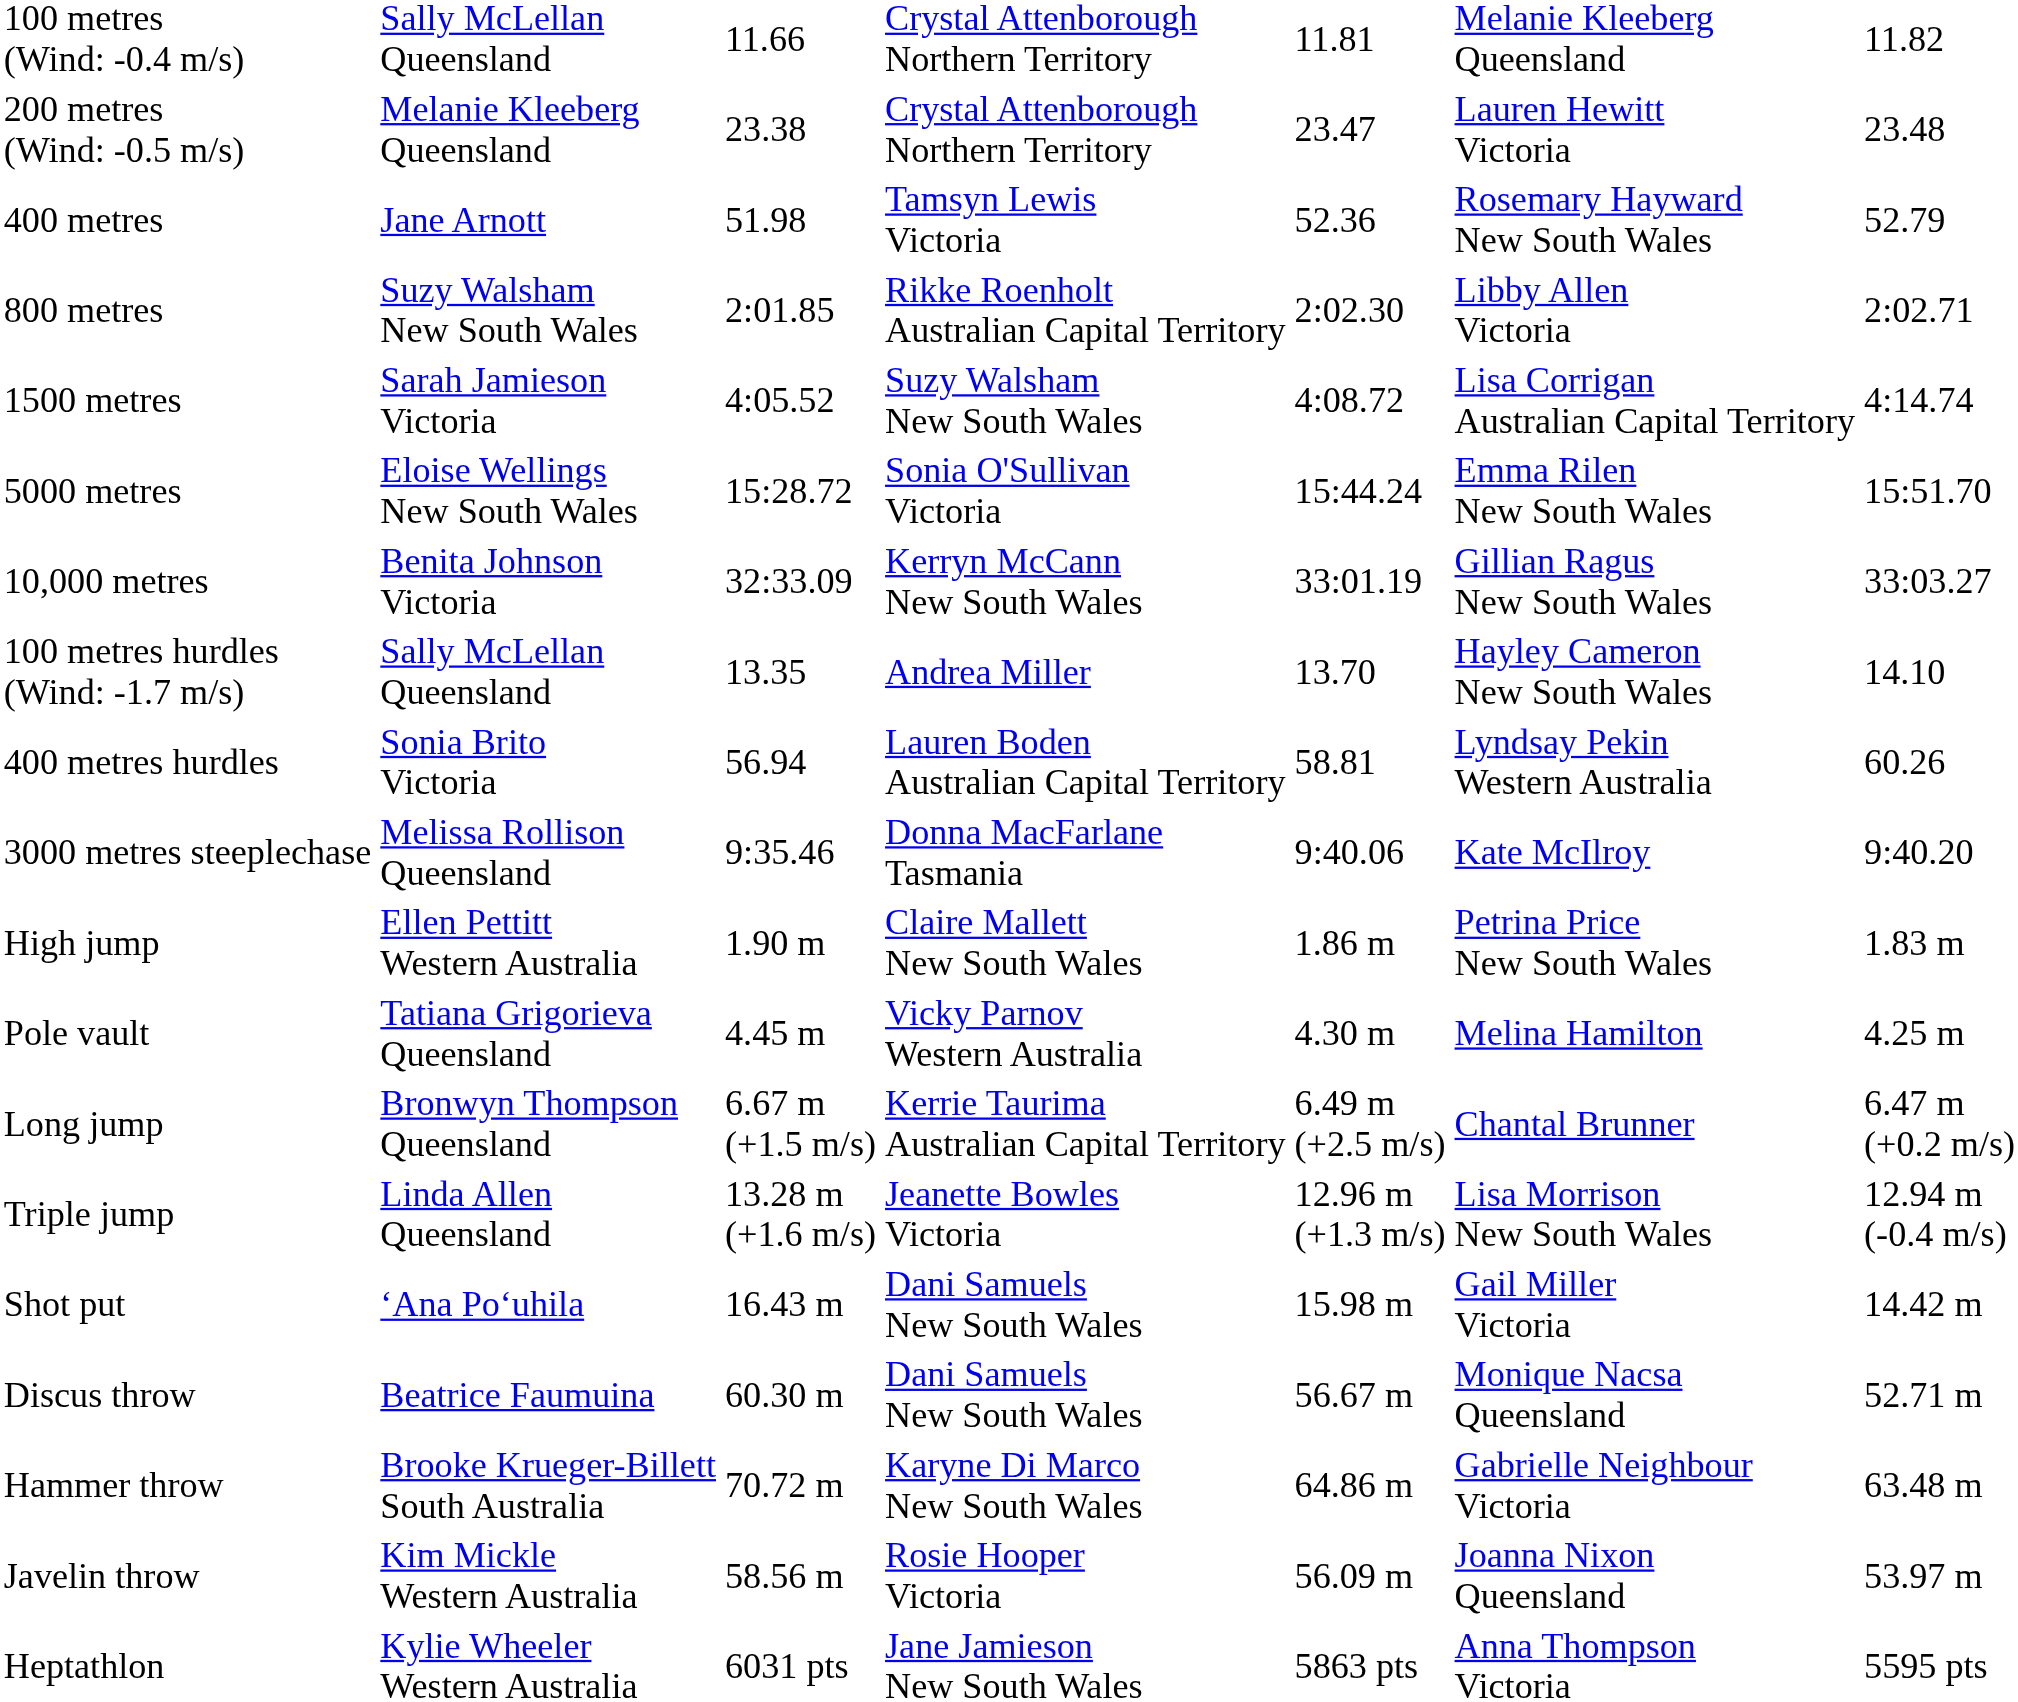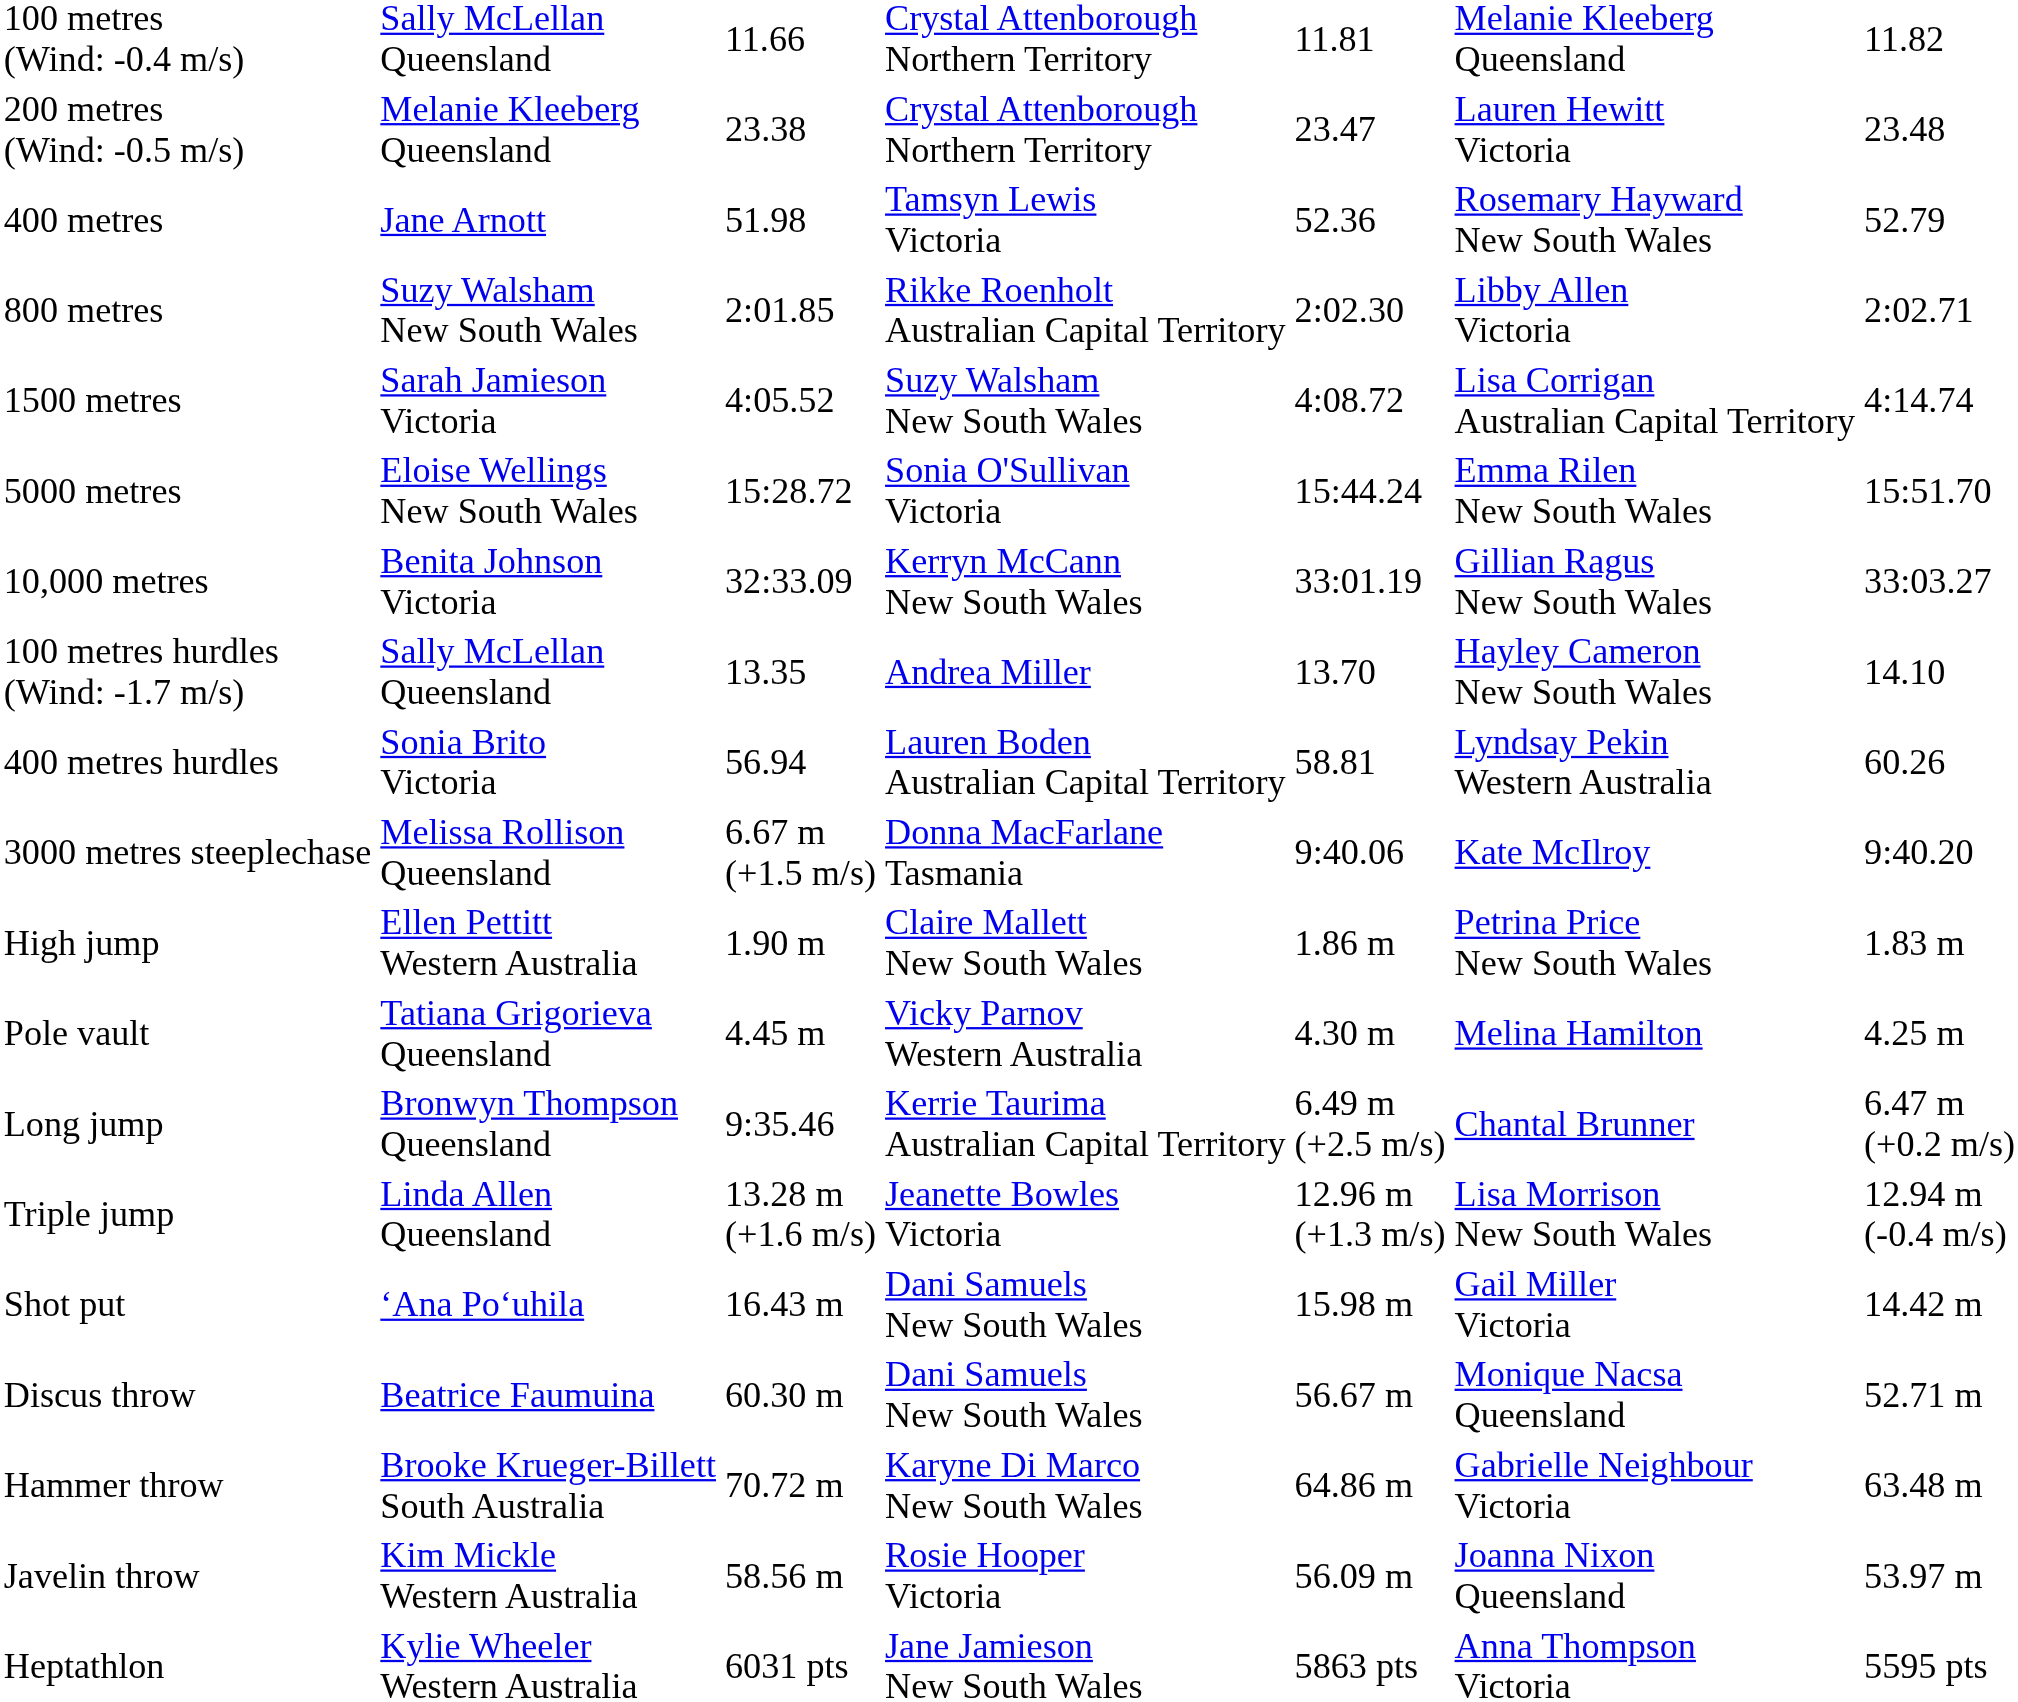(780, 852) 9:35.46 -> (801, 852) 6.67 m (+1.5 m/s)
(801, 1123) 6.67 m (+1.5 m/s) -> (780, 1123) 9:35.46
